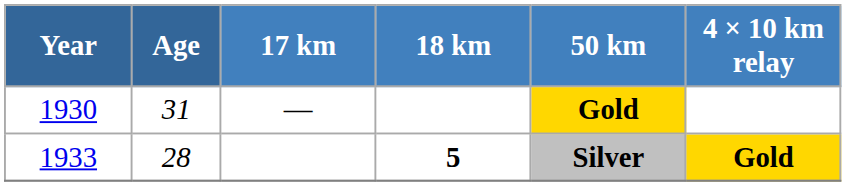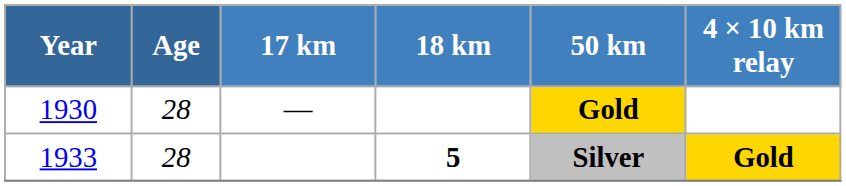(176, 109) 31 -> (176, 109) 28
